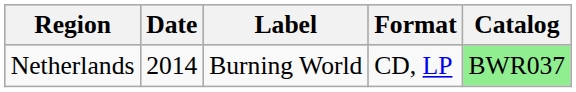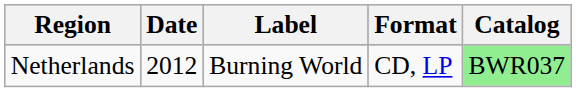(172, 65) 2014 -> (172, 65) 2012
